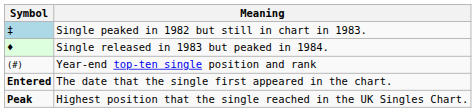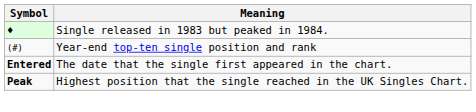- row: (212, 30)
